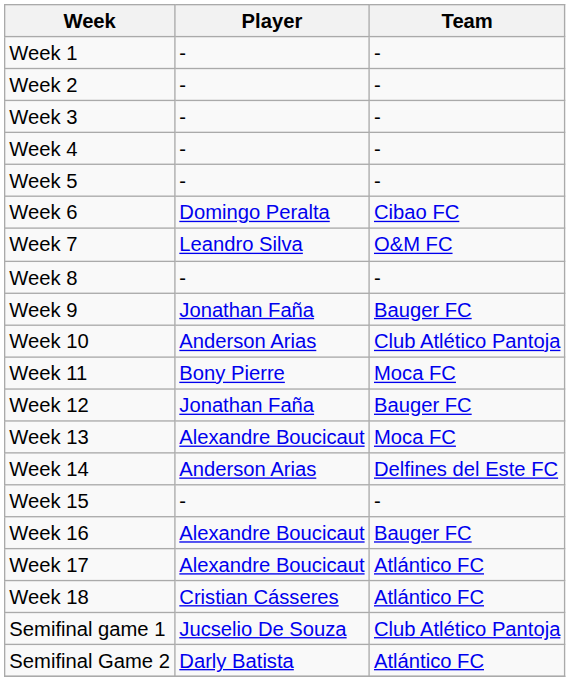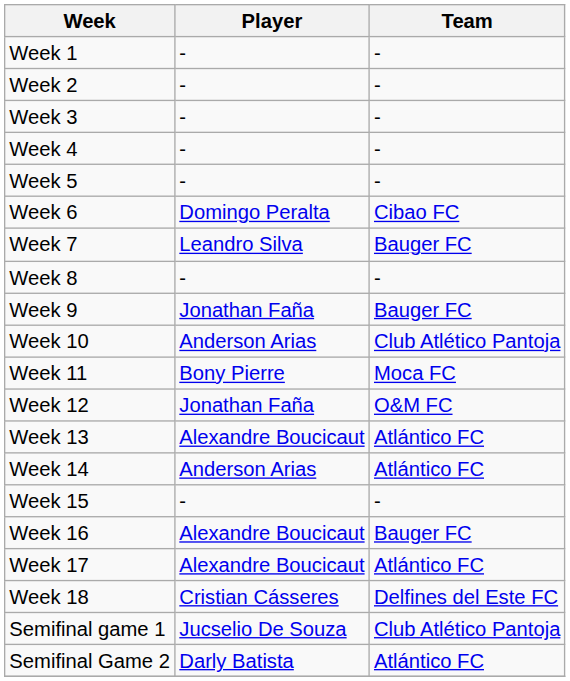(413, 245) O&M FC -> (423, 245) Bauger FC
(423, 405) Bauger FC -> (413, 405) O&M FC
(415, 437) Moca FC -> (429, 437) Atlántico FC
(466, 469) Delfines del Este FC -> (429, 469) Atlántico FC
(429, 597) Atlántico FC -> (466, 597) Delfines del Este FC
